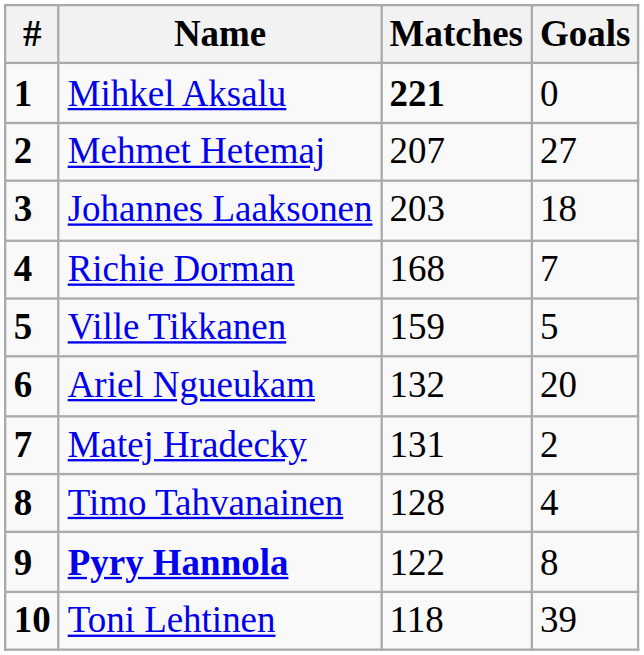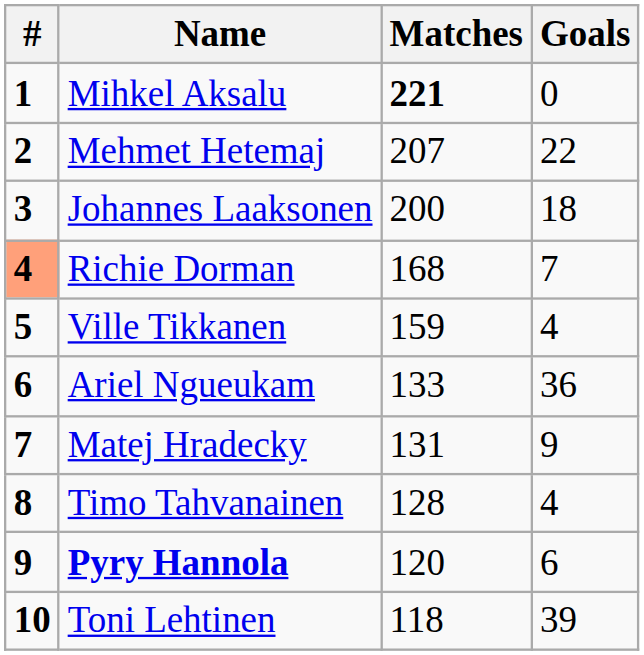(559, 151) 27 -> (559, 151) 22
(417, 209) 203 -> (417, 209) 200
(23, 268) no background -> (23, 268) lightsalmon background
(549, 326) 5 -> (549, 326) 4
(417, 385) 132 -> (417, 385) 133
(559, 385) 20 -> (559, 385) 36
(549, 444) 2 -> (549, 444) 9
(417, 561) 122 -> (417, 561) 120
(549, 561) 8 -> (549, 561) 6
